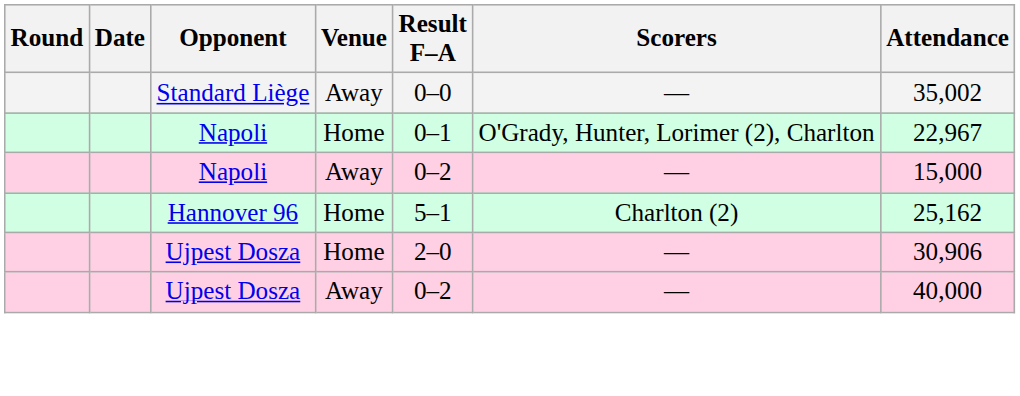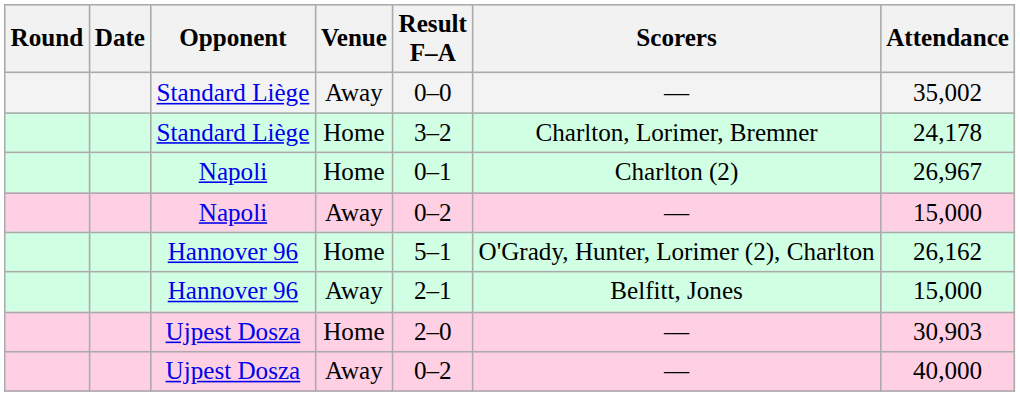+ row: (233, 132)
(677, 132) O'Grady, Hunter, Lorimer (2), Charlton -> (677, 172) Charlton (2)
(948, 132) 22,967 -> (948, 172) 26,967
(677, 212) Charlton (2) -> (677, 251) O'Grady, Hunter, Lorimer (2), Charlton
(948, 212) 25,162 -> (948, 251) 26,162
+ row: (233, 291)
(948, 251) 30,906 -> (948, 331) 30,903
